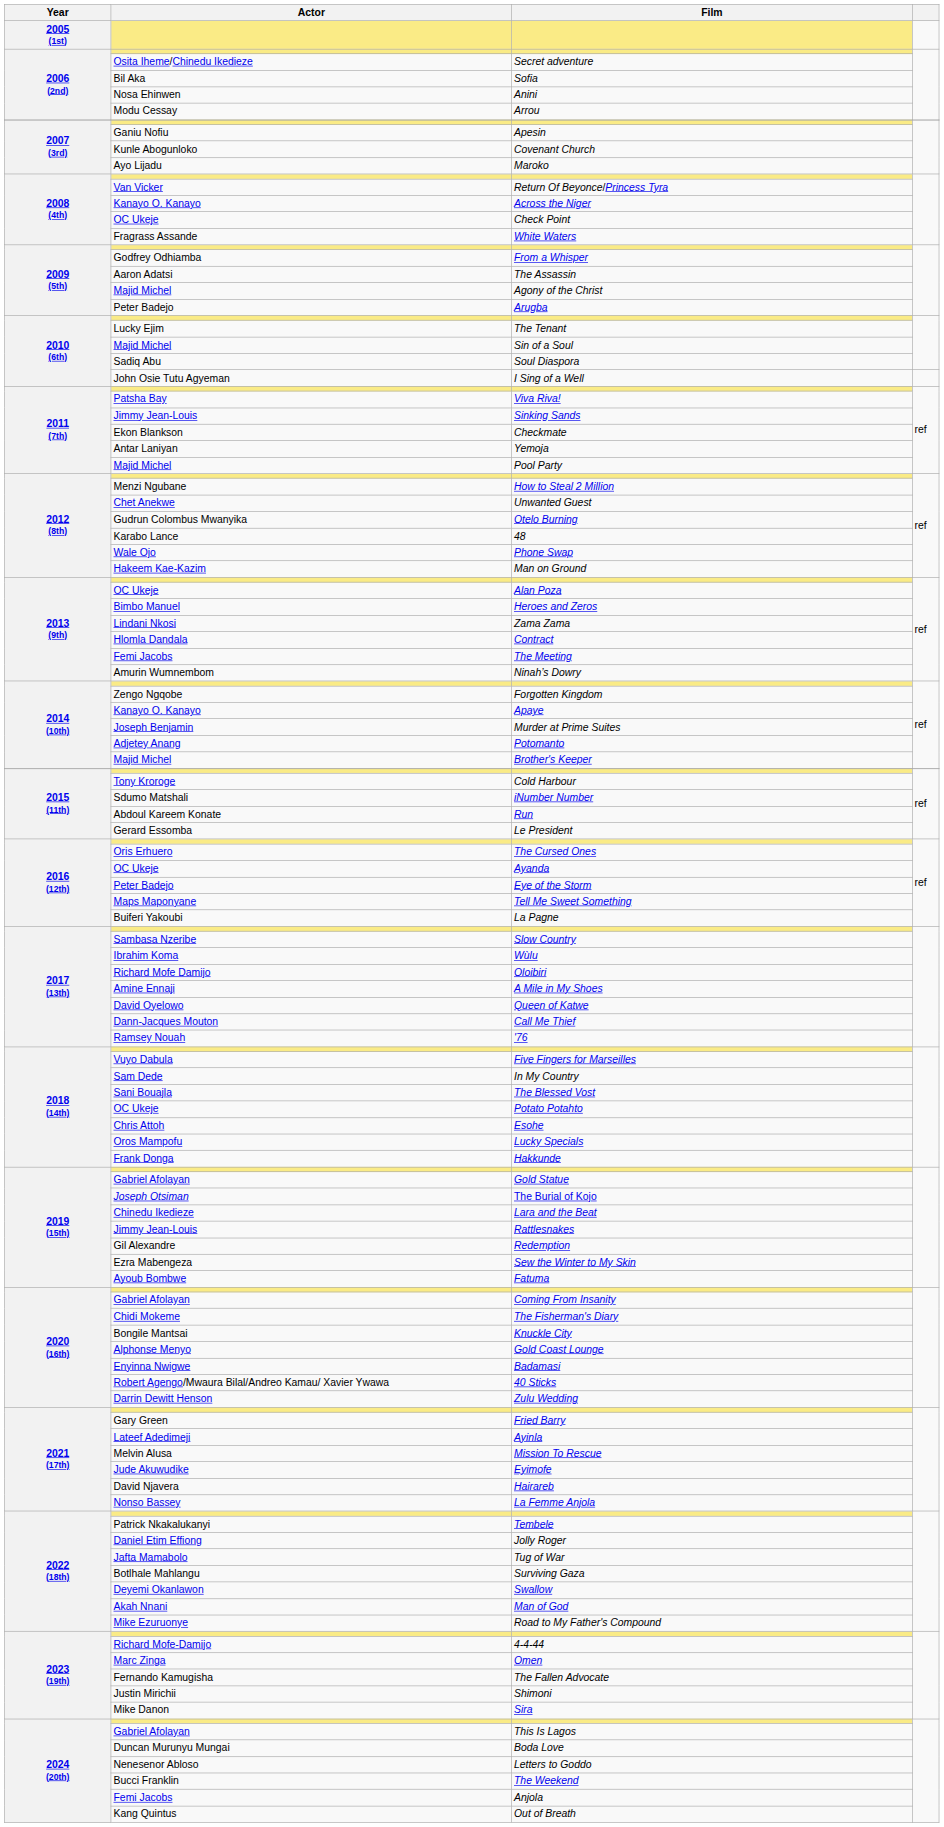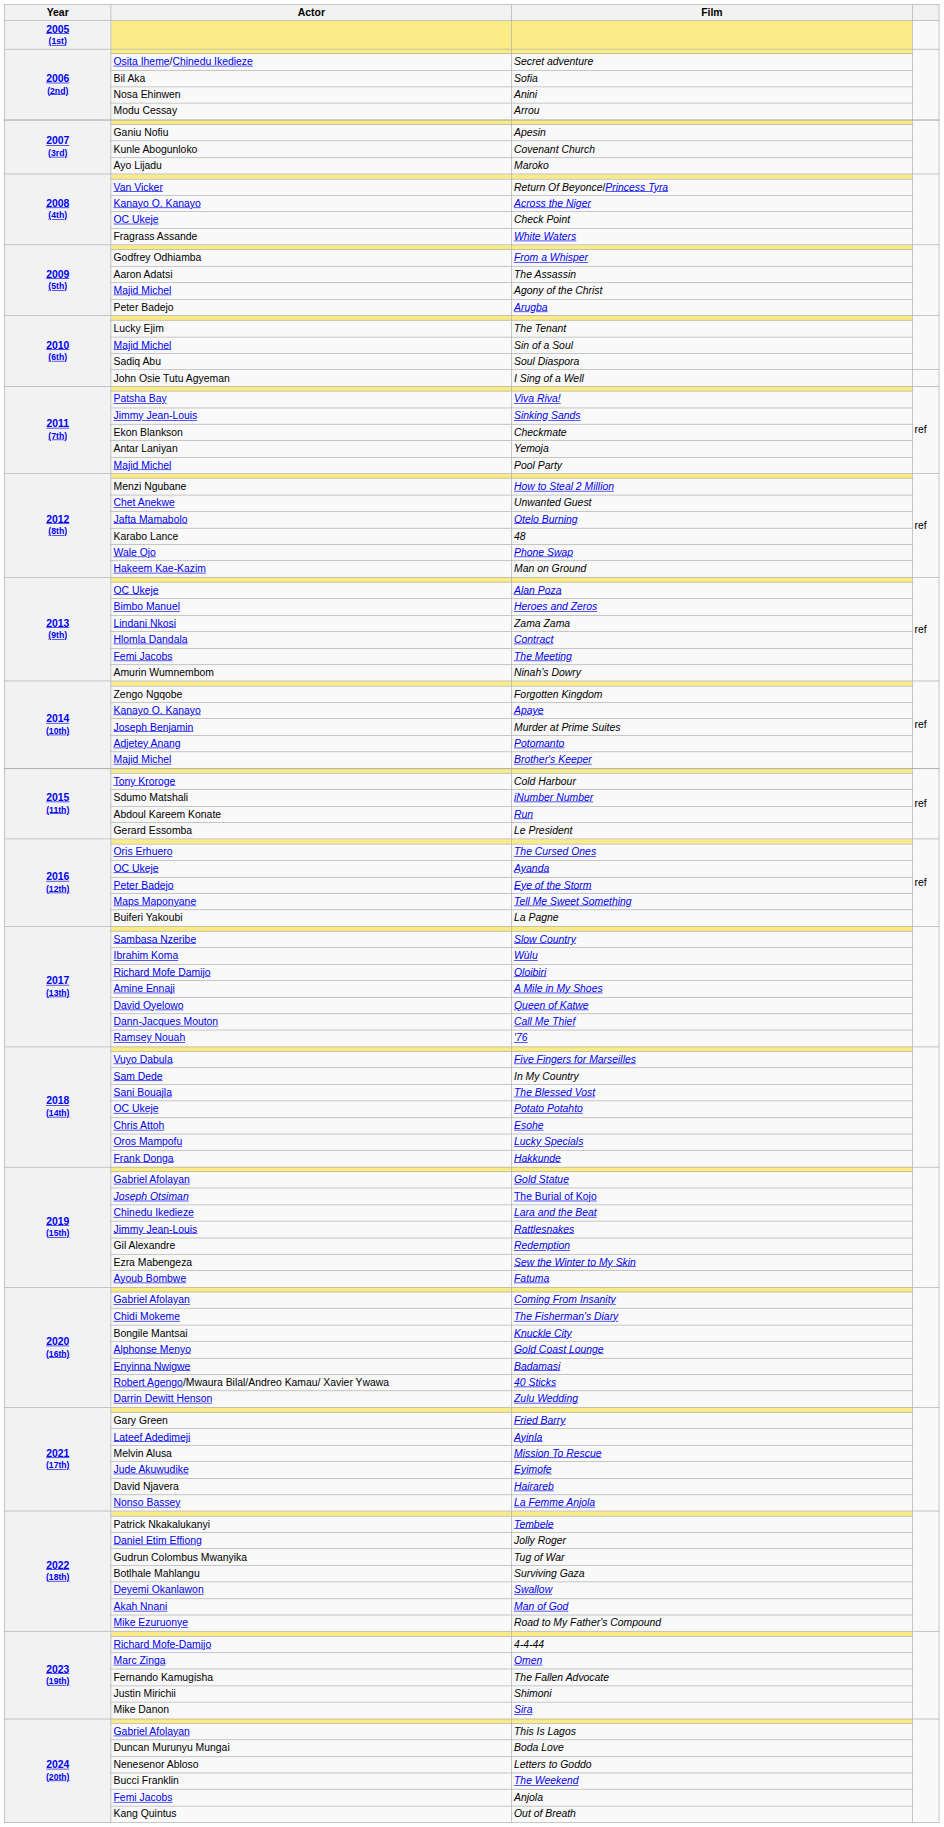(180, 519) Gudrun Colombus Mwanyika -> (151, 519) Jafta Mamabolo
(151, 1557) Jafta Mamabolo -> (180, 1557) Gudrun Colombus Mwanyika
